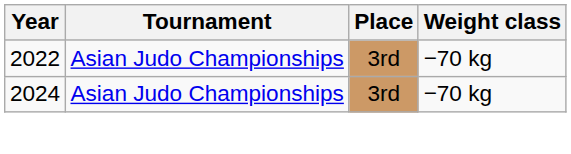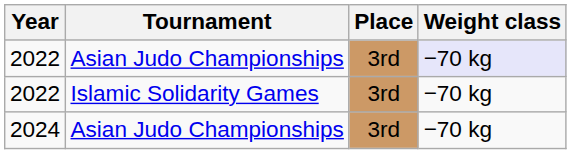(458, 58) no background -> (458, 58) lavender background
+ row: (35, 93)
